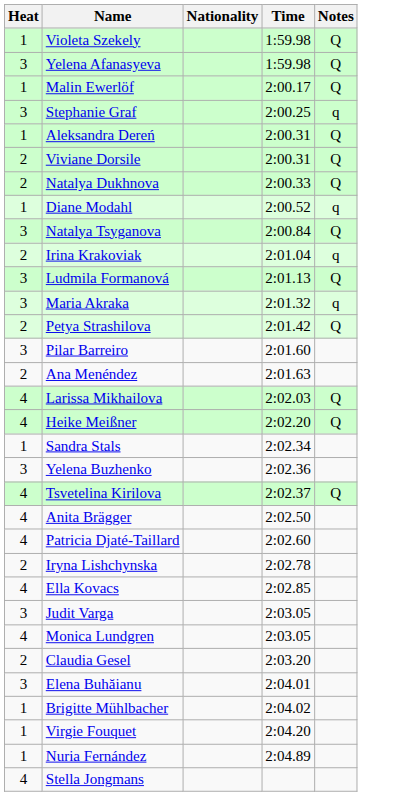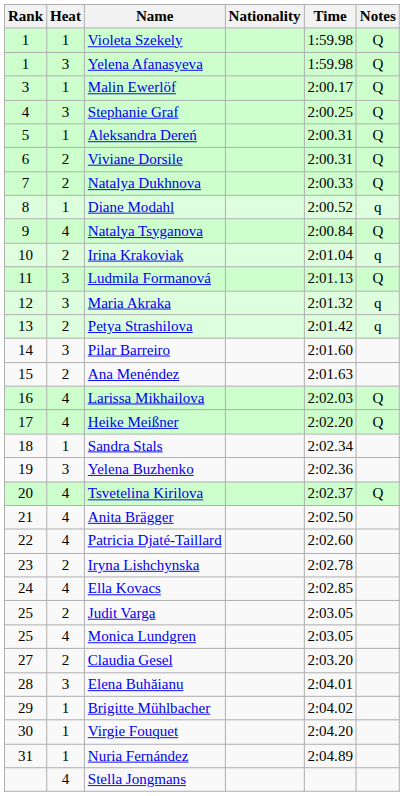+ column: (25, 16)
(336, 111) q -> (378, 111) Q
(23, 231) 3 -> (65, 231) 4
(336, 326) Q -> (378, 326) q
(23, 612) 3 -> (65, 612) 2
